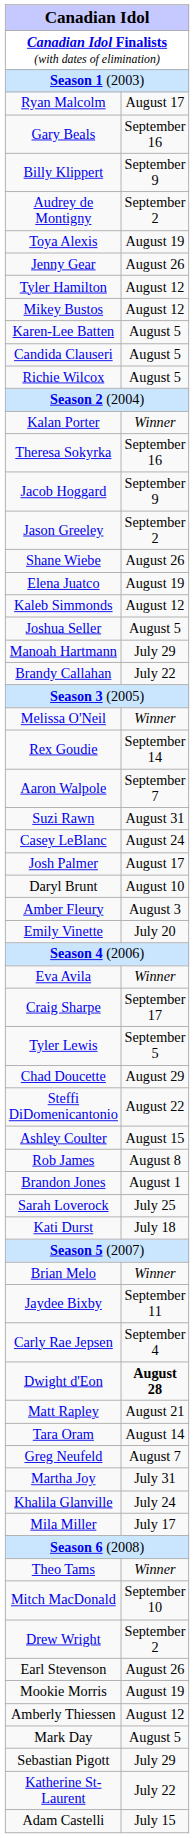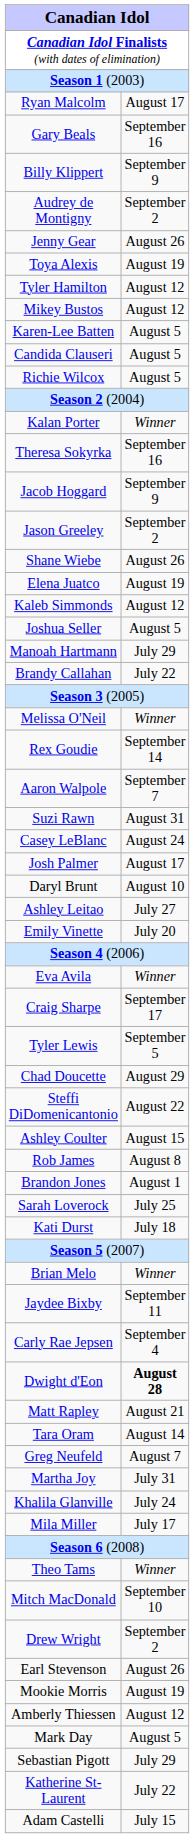rows swapped: (63, 264) <-> (63, 241)
- row: (63, 909)
+ row: (63, 909)
